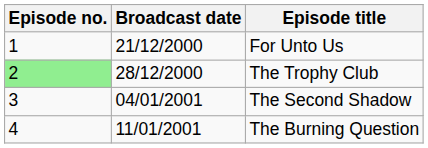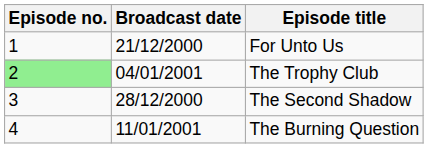(159, 73) 28/12/2000 -> (159, 73) 04/01/2001
(159, 101) 04/01/2001 -> (159, 101) 28/12/2000
